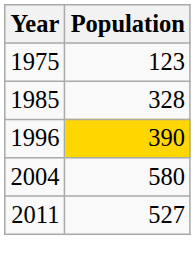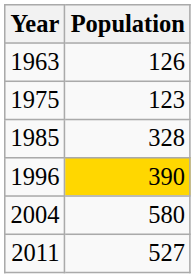+ row: (35, 62)
